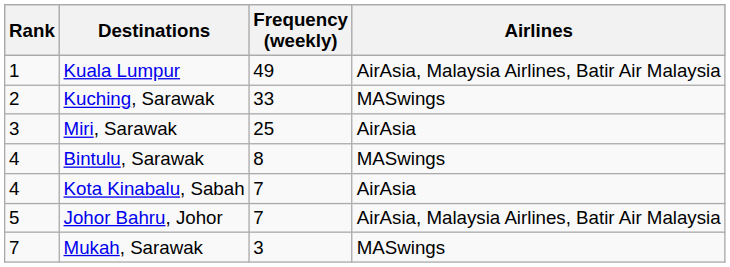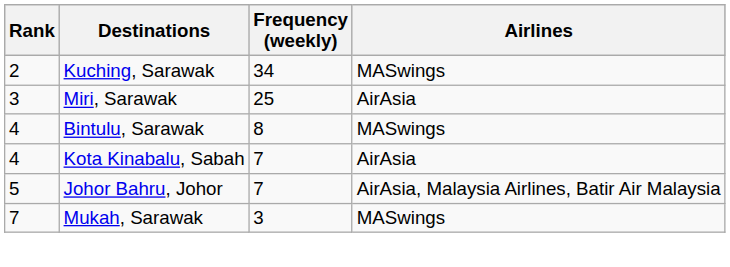- row: (122, 70)
(264, 100) 33 -> (264, 70) 34
